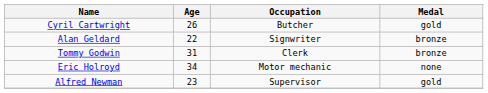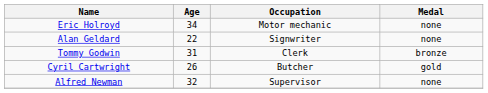rows swapped: (89, 25) <-> (89, 67)
(431, 39) bronze -> (431, 39) none
(192, 81) 23 -> (192, 81) 32
(431, 81) gold -> (431, 81) none
